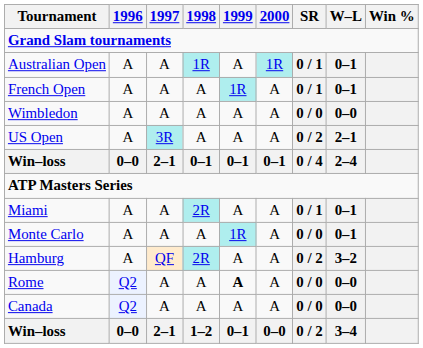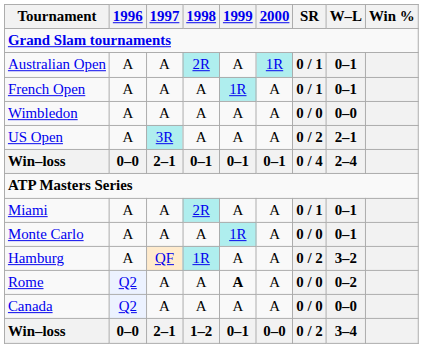(201, 64) 1R -> (201, 64) 2R
(201, 257) 2R -> (201, 257) 1R
(346, 282) 0–0 -> (346, 282) 0–2
